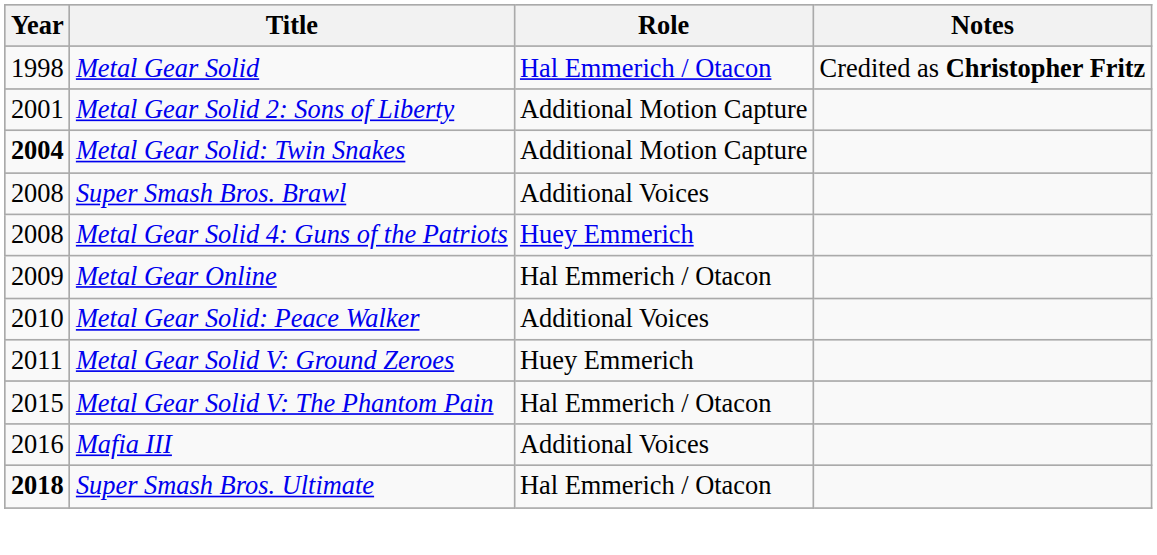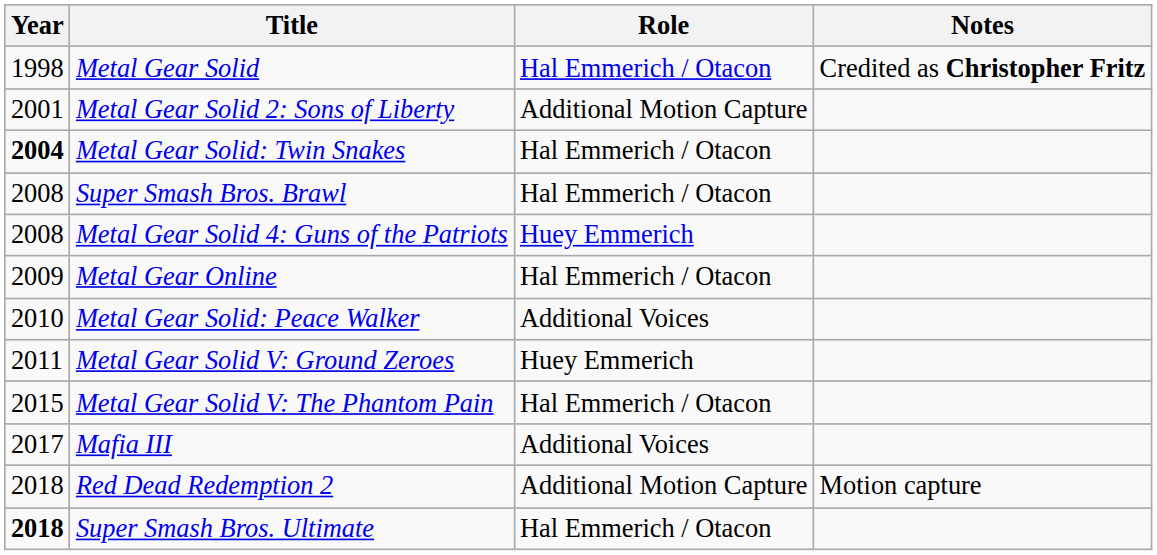(664, 151) Additional Motion Capture -> (646, 151) Hal Emmerich / Otacon
(614, 192) Additional Voices -> (646, 192) Hal Emmerich / Otacon
(37, 444) 2016 -> (37, 444) 2017
+ row: (205, 485)
